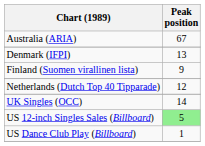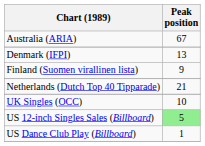(181, 86) 12 -> (181, 86) 21
(181, 102) 14 -> (181, 102) 10
